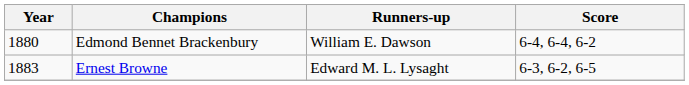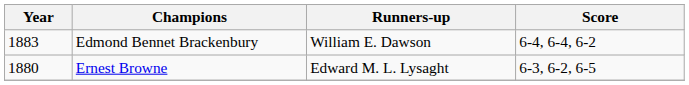(23, 42) 1880 -> (23, 42) 1883
(23, 67) 1883 -> (23, 67) 1880
